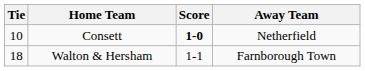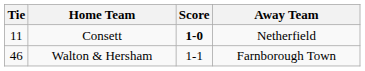(16, 35) 10 -> (16, 35) 11
(16, 55) 18 -> (16, 55) 46
